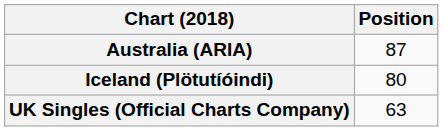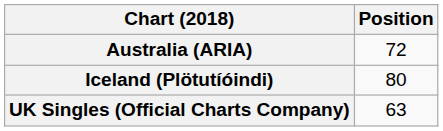(396, 49) 87 -> (396, 49) 72
